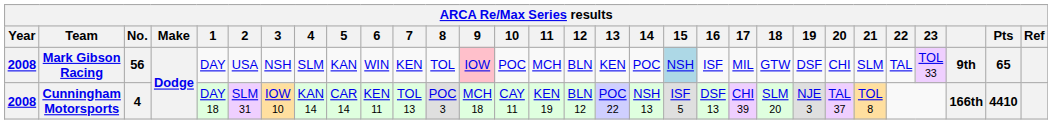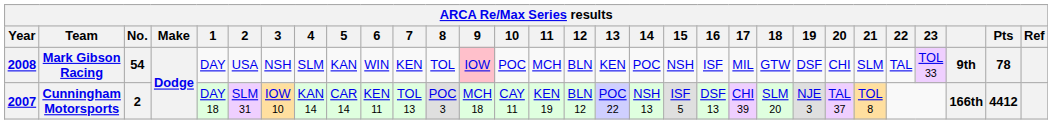(137, 65) 56 -> (137, 65) 54
(680, 65) lightblue background -> (680, 65) no background
(1003, 65) 65 -> (1003, 65) 78
(22, 101) 2008 -> (22, 101) 2007
(137, 101) 4 -> (137, 101) 2
(1003, 101) 4410 -> (1003, 101) 4412
